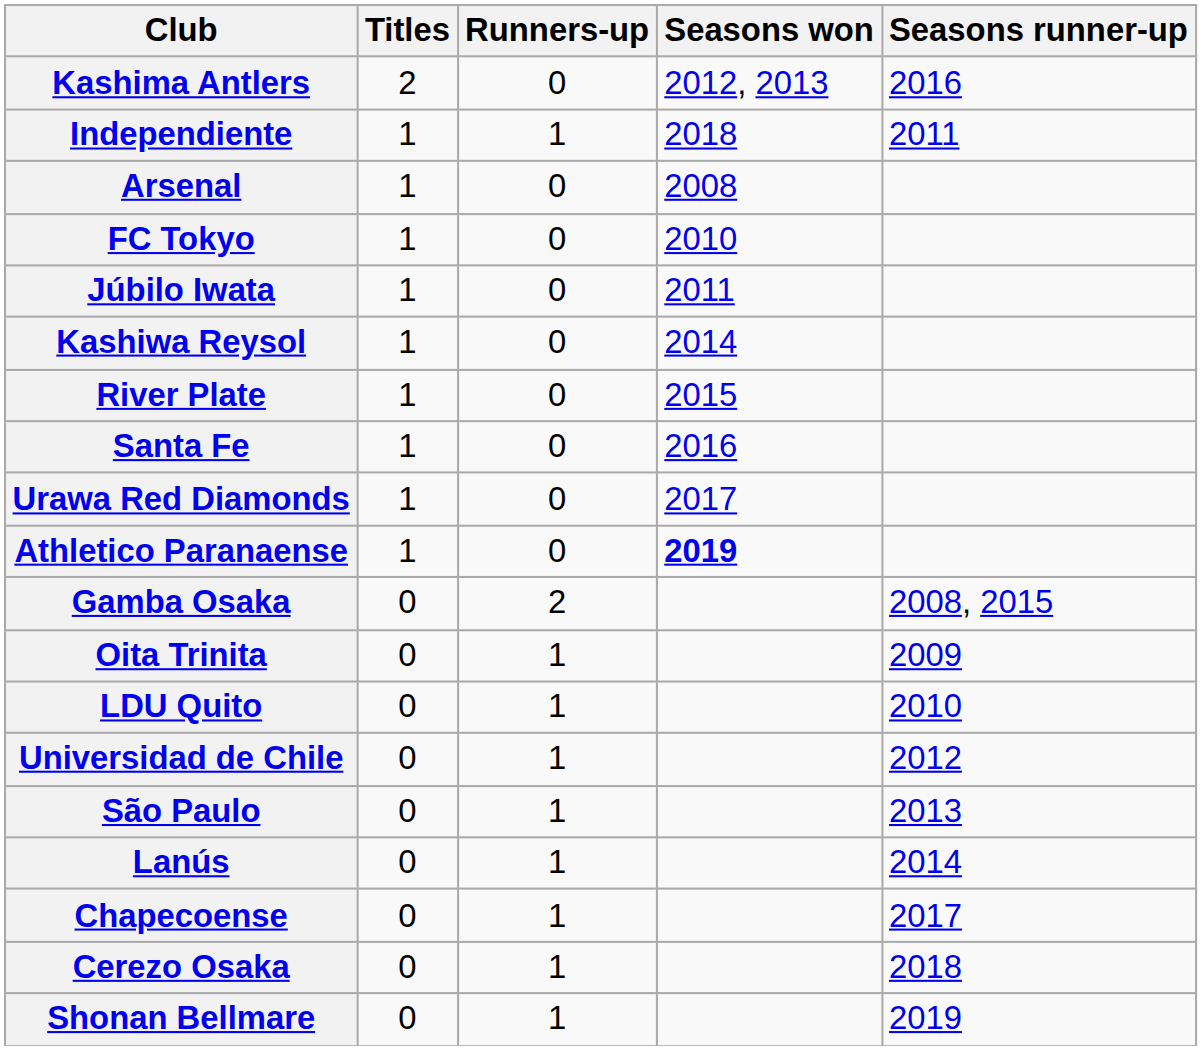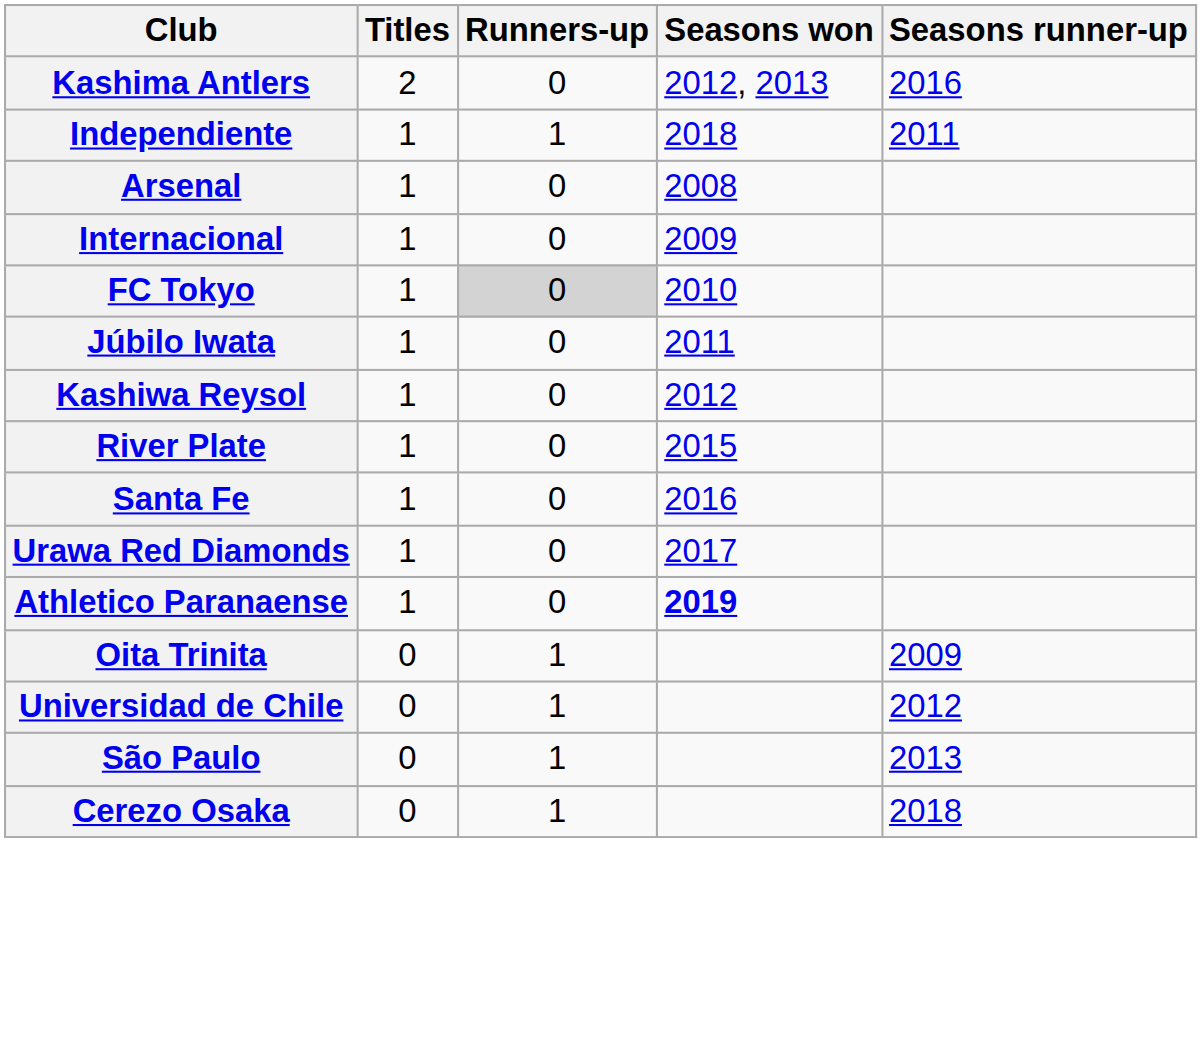+ row: (181, 238)
(557, 238) no background -> (557, 290) lightgrey background
(701, 342) 2014 -> (701, 394) 2012
- row: (181, 602)
- row: (181, 706)
- row: (181, 862)
- row: (181, 914)
- row: (181, 1018)
